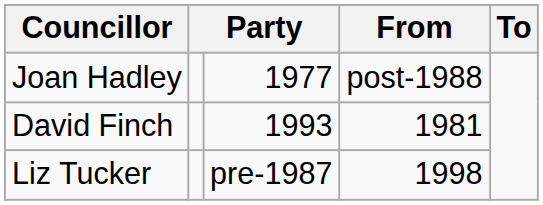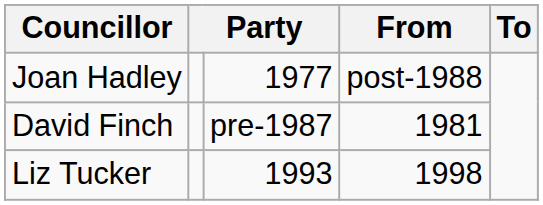(298, 125) 1993 -> (271, 125) pre-1987
(271, 174) pre-1987 -> (298, 174) 1993
